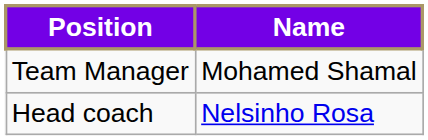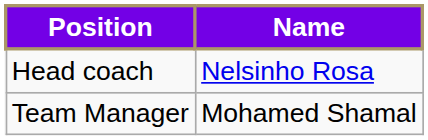rows swapped: (83, 113) <-> (100, 71)
